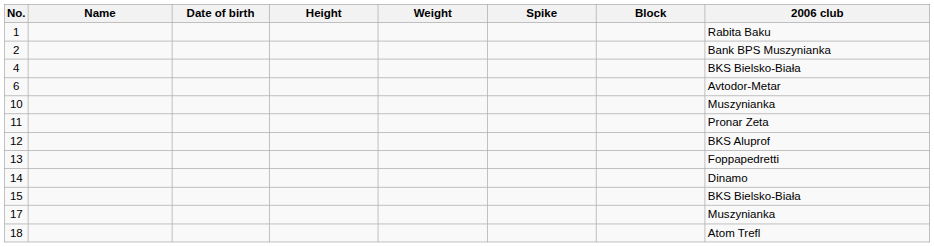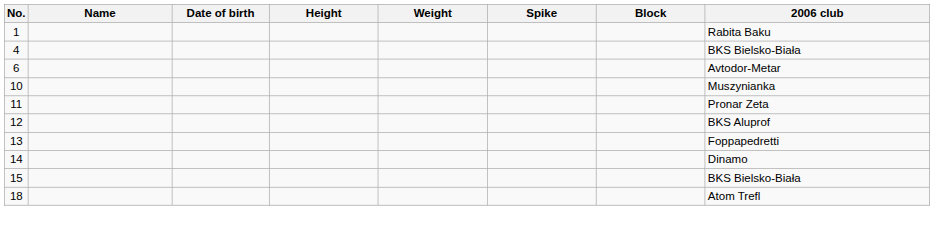- row: (16, 50)
- row: (16, 214)
